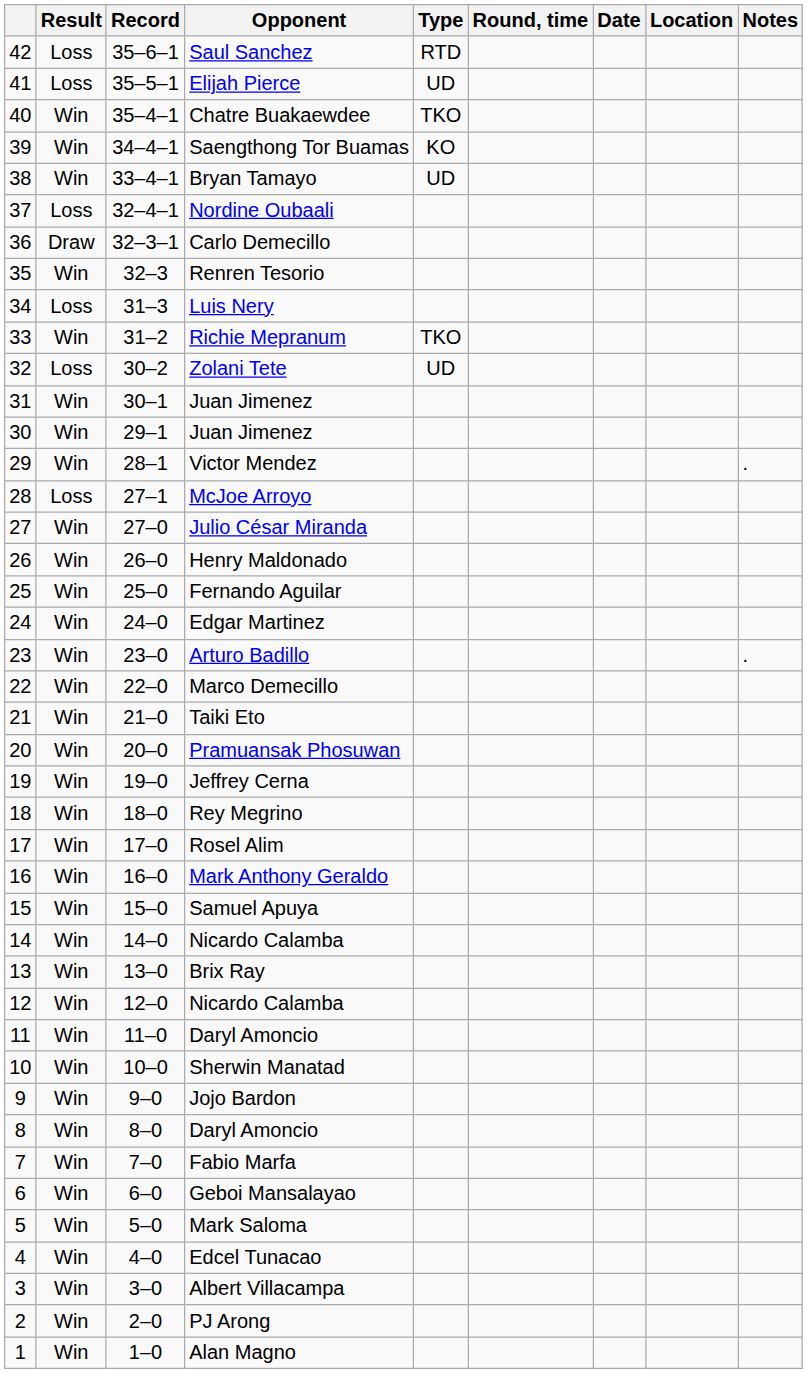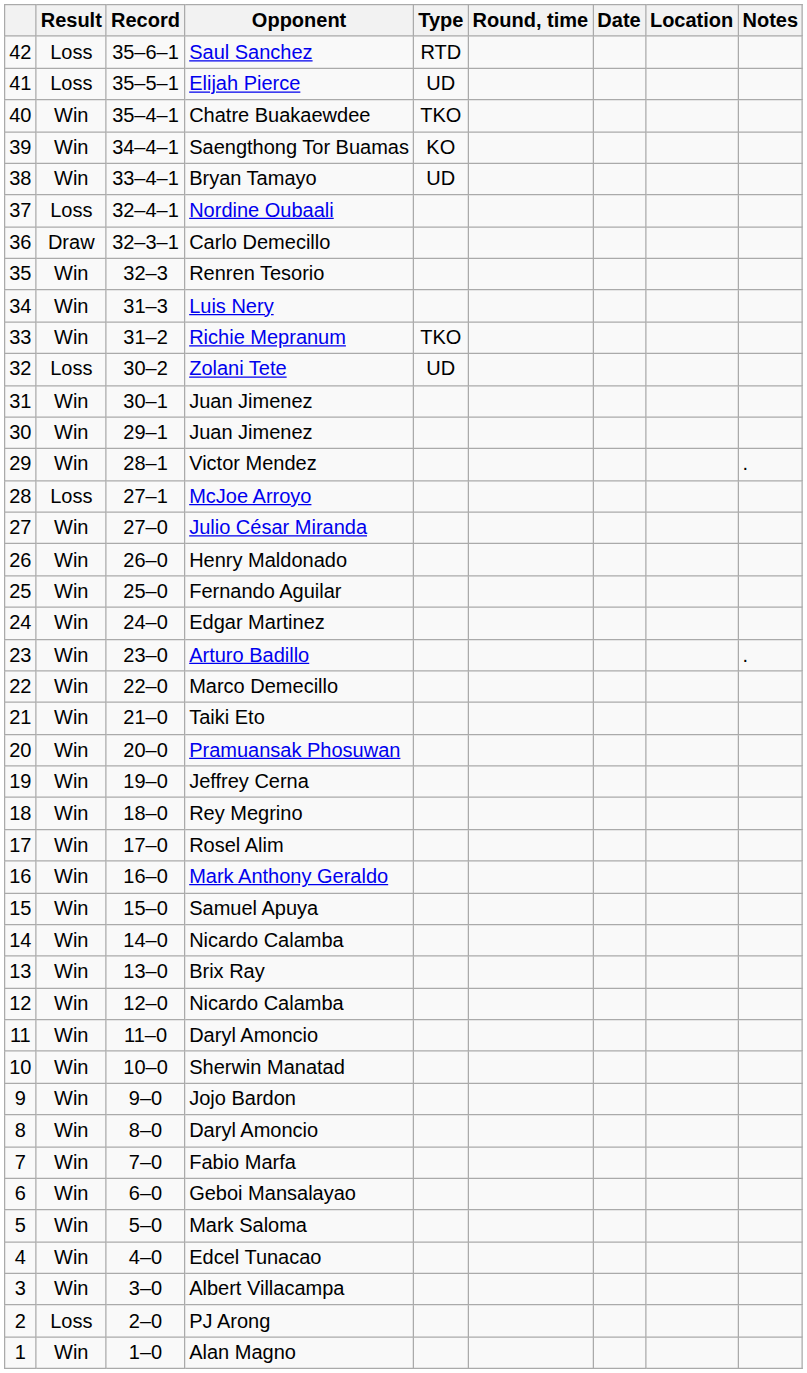(71, 305) Loss -> (71, 305) Win
(71, 1320) Win -> (71, 1320) Loss
